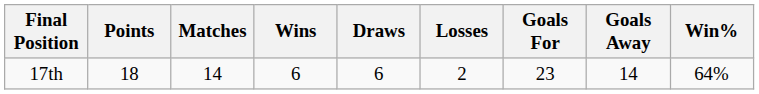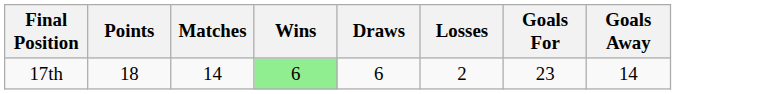- column: (711, 31)
(296, 73) no background -> (296, 73) lightgreen background
